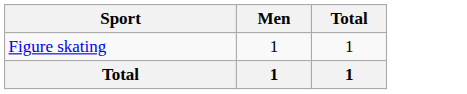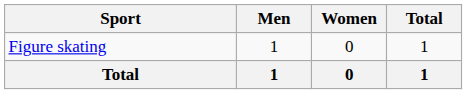+ column: (349, 18)
